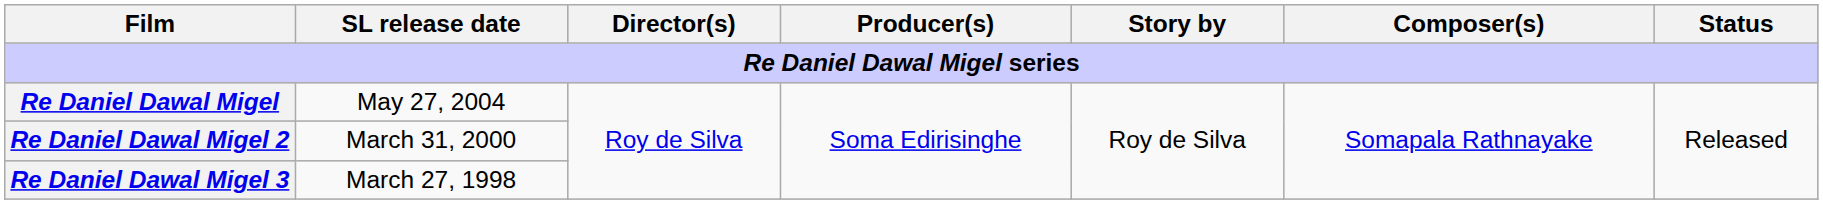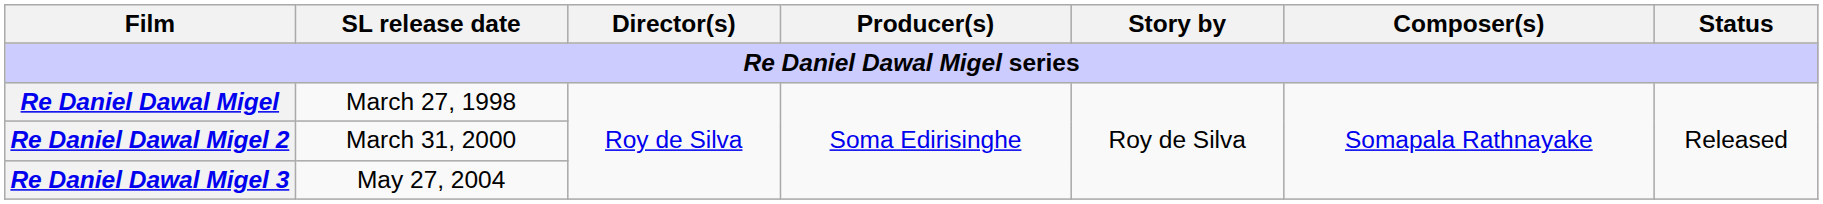(431, 101) May 27, 2004 -> (431, 101) March 27, 1998
(431, 179) March 27, 1998 -> (431, 179) May 27, 2004
